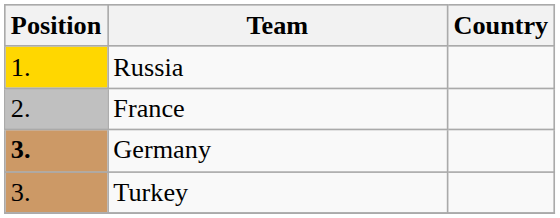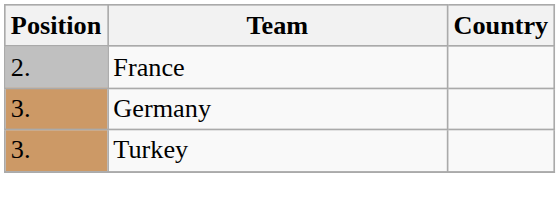- row: (148, 66)
(21, 150) bold -> (21, 108) normal
